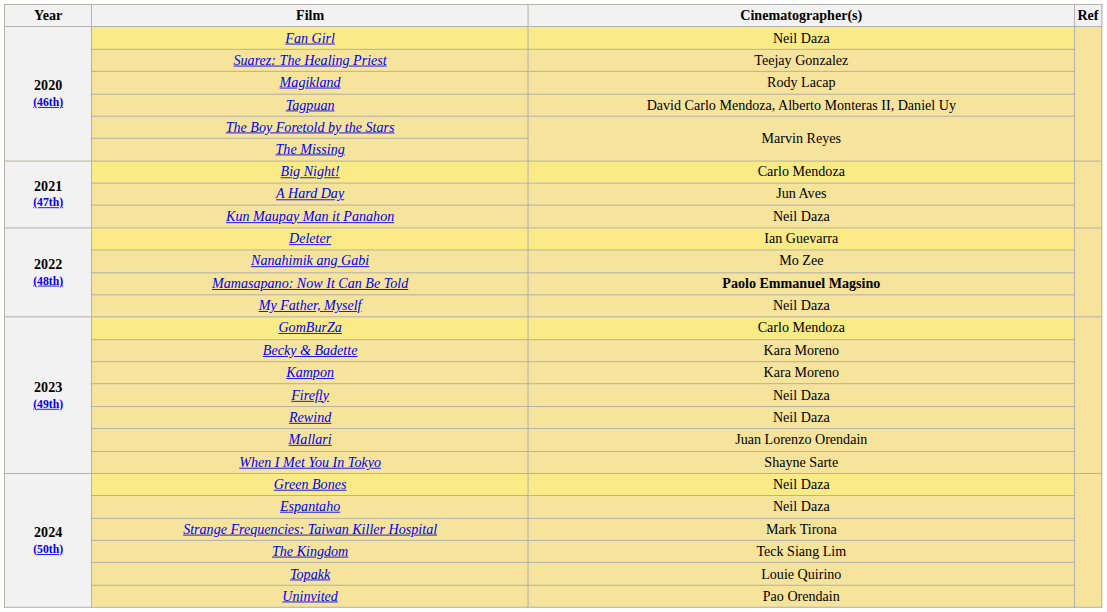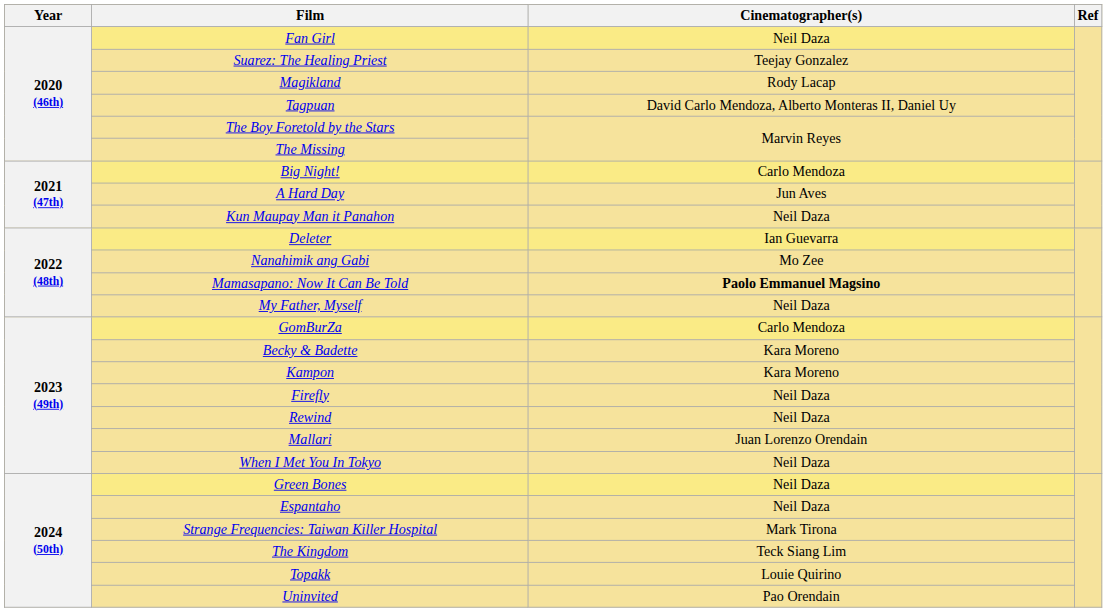(801, 462) Shayne Sarte -> (801, 462) Neil Daza
